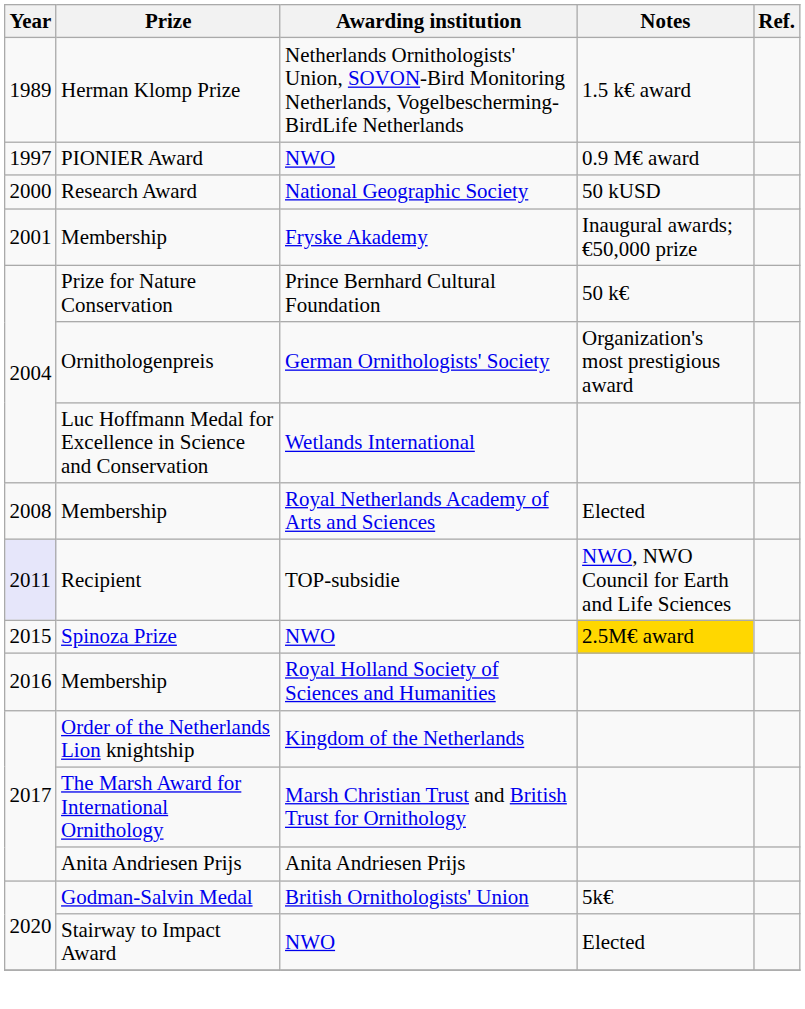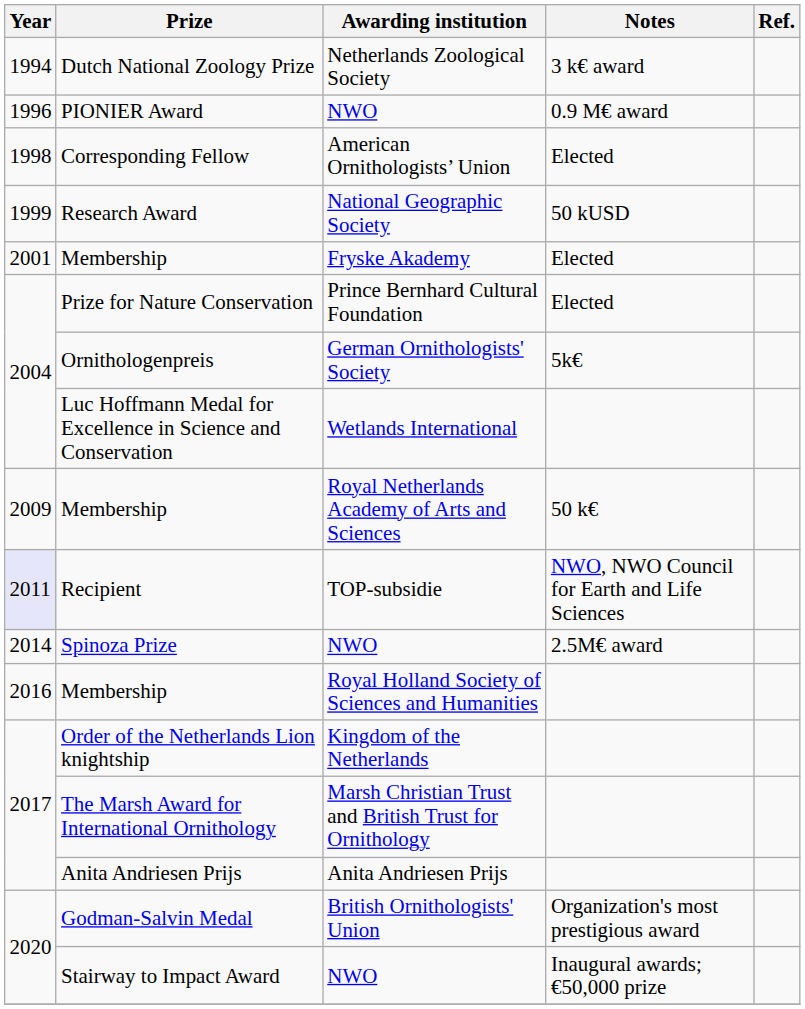- row: (151, 89)
+ row: (188, 66)
(30, 158) 1997 -> (30, 111) 1996
+ row: (155, 156)
(30, 191) 2000 -> (30, 213) 1999
(657, 236) Inaugural awards; €50,000 prize -> (582, 258) Elected
(606, 293) 50 k€ -> (582, 303) Elected
(651, 362) Organization's most prestigious award -> (567, 359) 5k€
(30, 511) 2008 -> (30, 508) 2009
(614, 511) Elected -> (575, 508) 50 k€
(30, 636) 2015 -> (30, 646) 2014
(638, 636) gold background -> (607, 646) no background
(598, 897) 5k€ -> (634, 918) Organization's most prestigious award
(614, 942) Elected -> (626, 975) Inaugural awards; €50,000 prize
